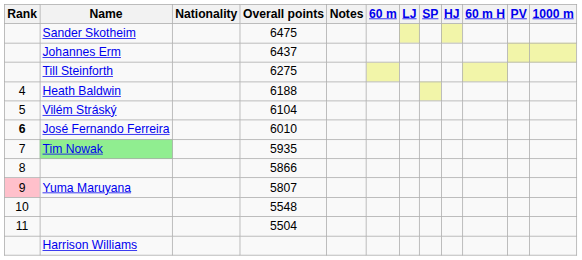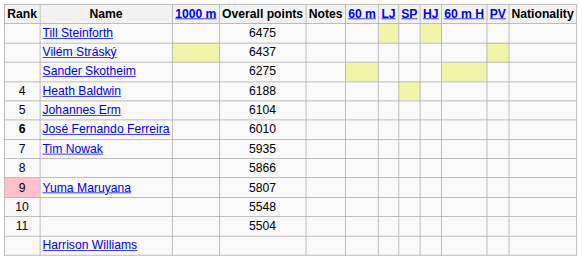columns swapped: (206, 14) <-> (553, 14)
(89, 33) Sander Skotheim -> (78, 33) Till Steinforth
(82, 52) Johannes Erm -> (80, 52) Vilém Stráský
(78, 71) Till Steinforth -> (89, 71) Sander Skotheim
(80, 110) Vilém Stráský -> (82, 110) Johannes Erm
(73, 149) lightgreen background -> (73, 149) no background
